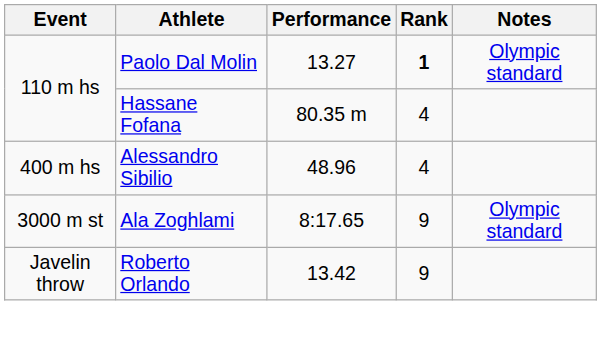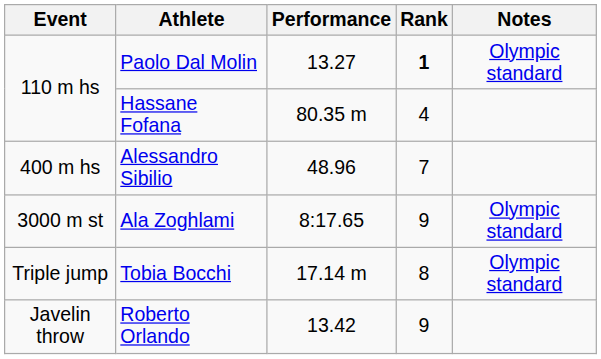(424, 167) 4 -> (424, 167) 7
+ row: (176, 273)
